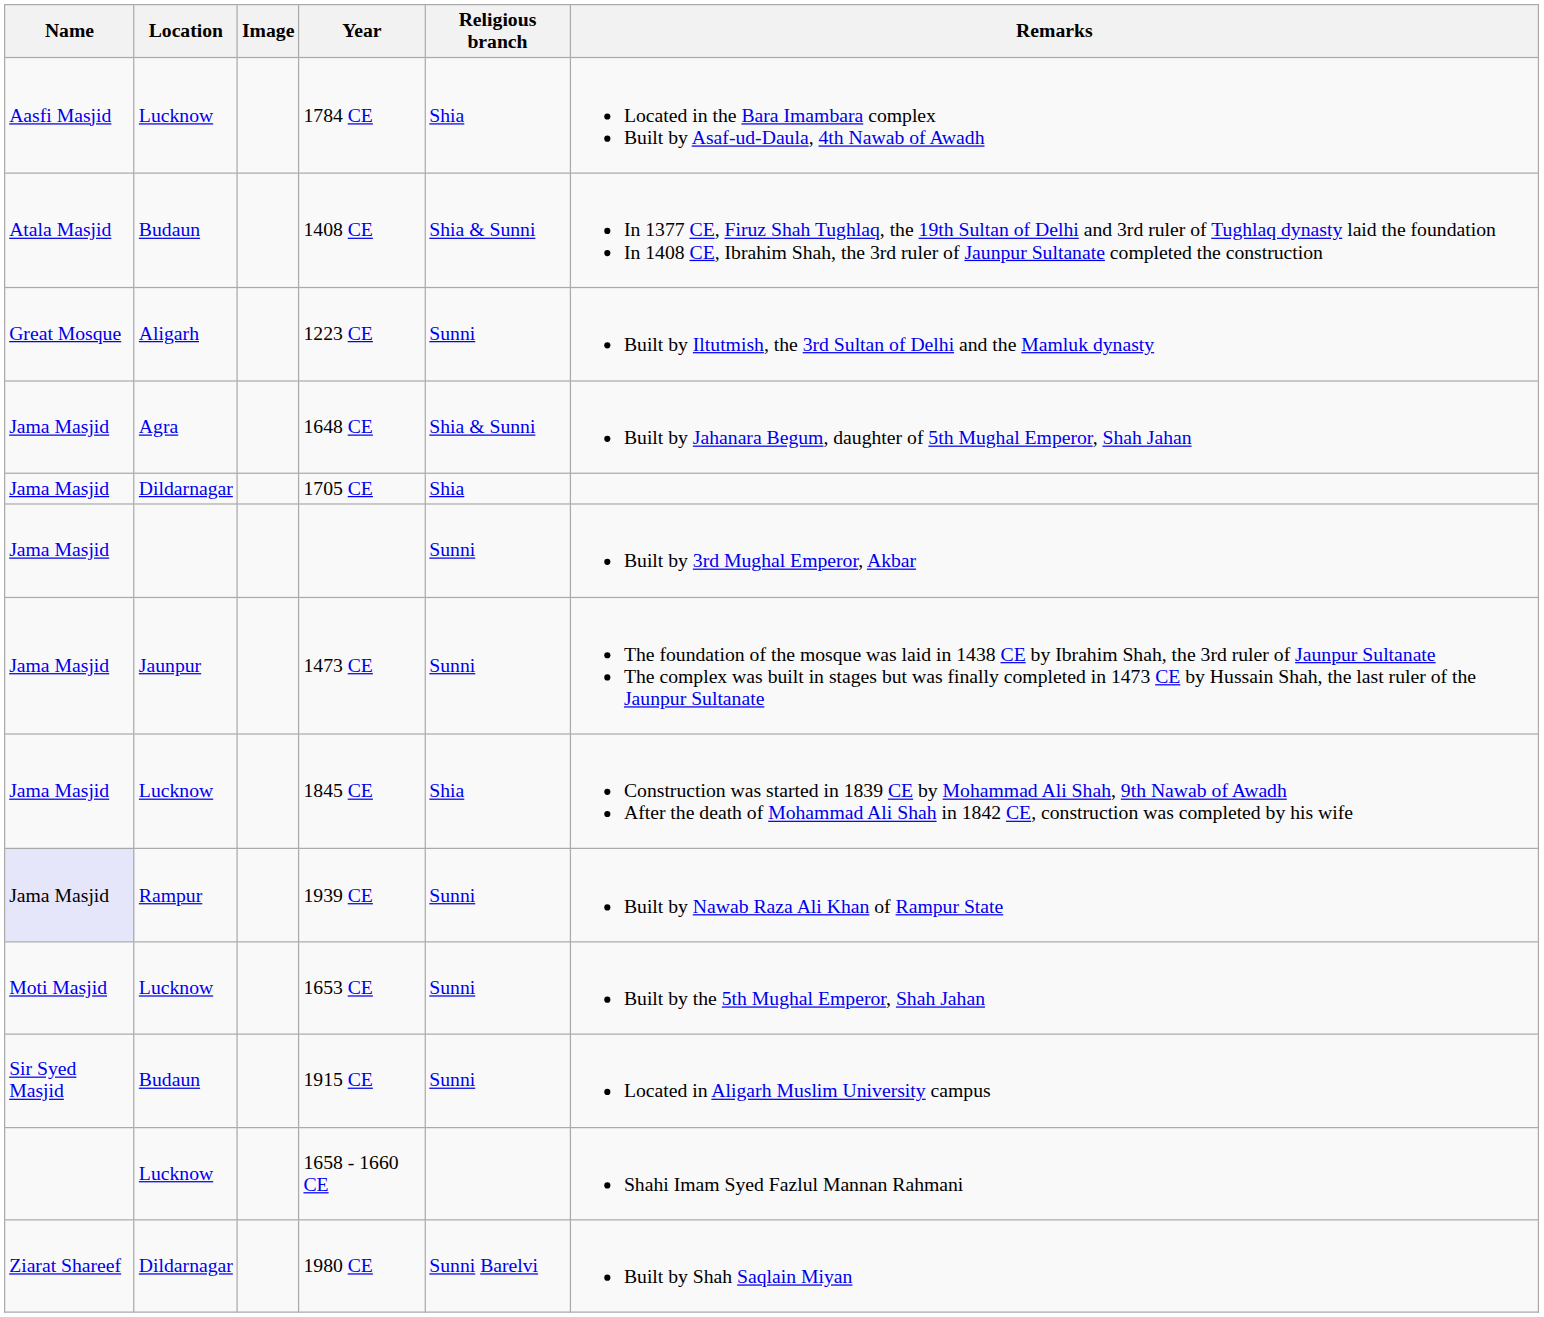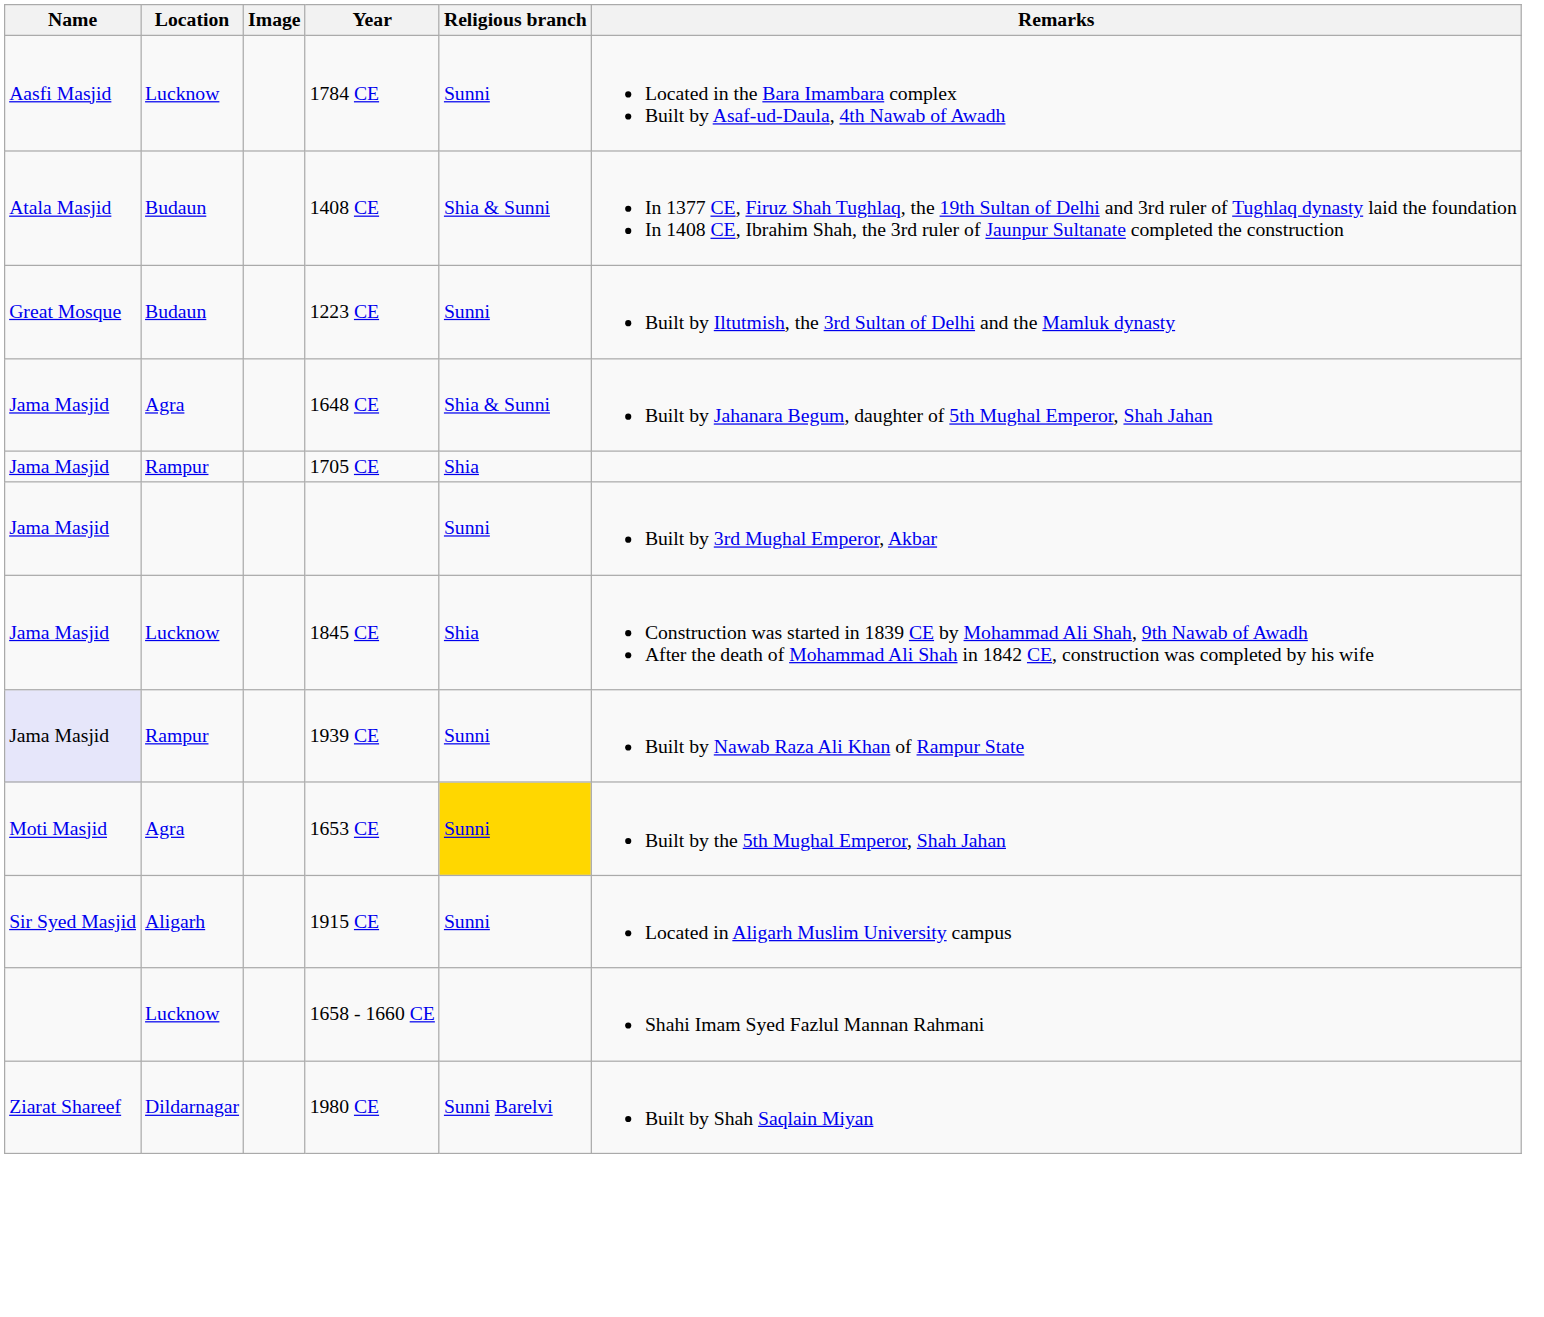(447, 115) Shia -> (467, 93) Sunni
(169, 333) Aligarh -> (176, 311) Budaun
(186, 488) Dildarnagar -> (177, 466) Rampur
- row: (338, 665)
(176, 987) Lucknow -> (165, 828) Agra
(452, 987) no background -> (467, 828) gold background
(169, 1080) Budaun -> (175, 921) Aligarh
